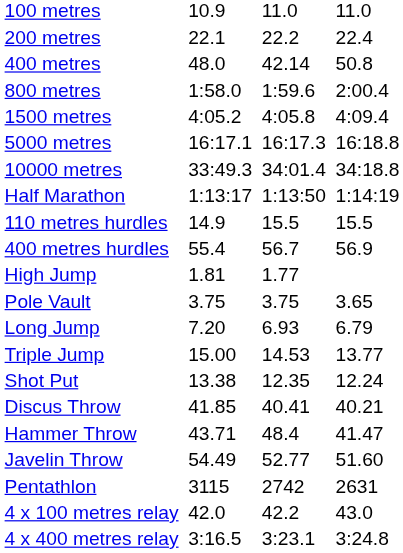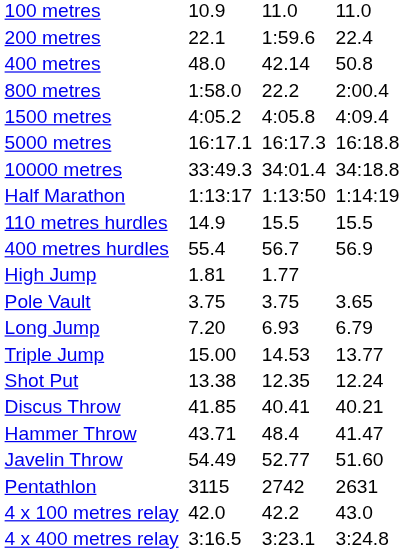(280, 37) 22.2 -> (289, 37) 1:59.6
(289, 90) 1:59.6 -> (280, 90) 22.2
